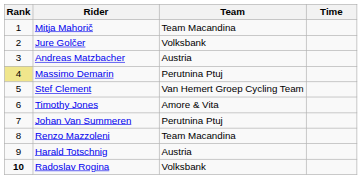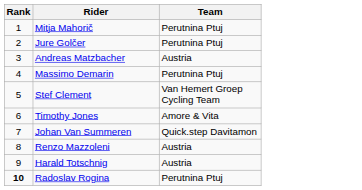- column: (331, 12)
(199, 27) Team Macandina -> (192, 27) Perutnina Ptuj
(184, 43) Volksbank -> (192, 43) Perutnina Ptuj
(18, 74) khaki background -> (18, 74) no background
(192, 120) Perutnina Ptuj -> (209, 131) Quick.step Davitamon
(199, 136) Team Macandina -> (177, 147) Austria
(184, 167) Volksbank -> (192, 178) Perutnina Ptuj
